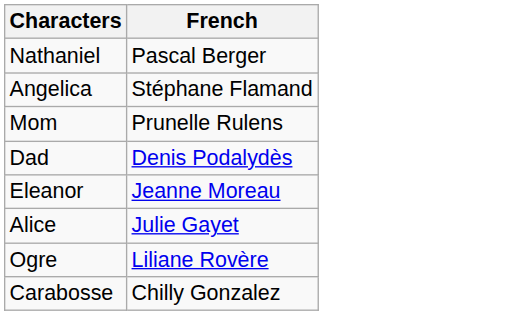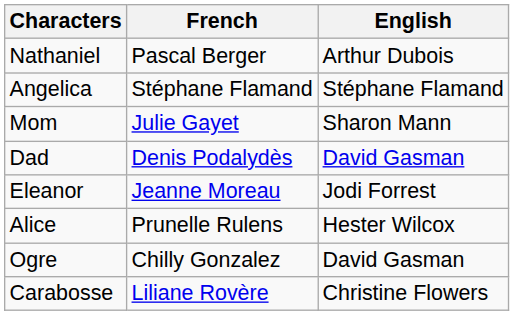+ column: (413, 21)
(207, 123) Prunelle Rulens -> (185, 123) Julie Gayet
(185, 225) Julie Gayet -> (207, 225) Prunelle Rulens
(200, 259) Liliane Rovère -> (206, 259) Chilly Gonzalez
(206, 293) Chilly Gonzalez -> (200, 293) Liliane Rovère
